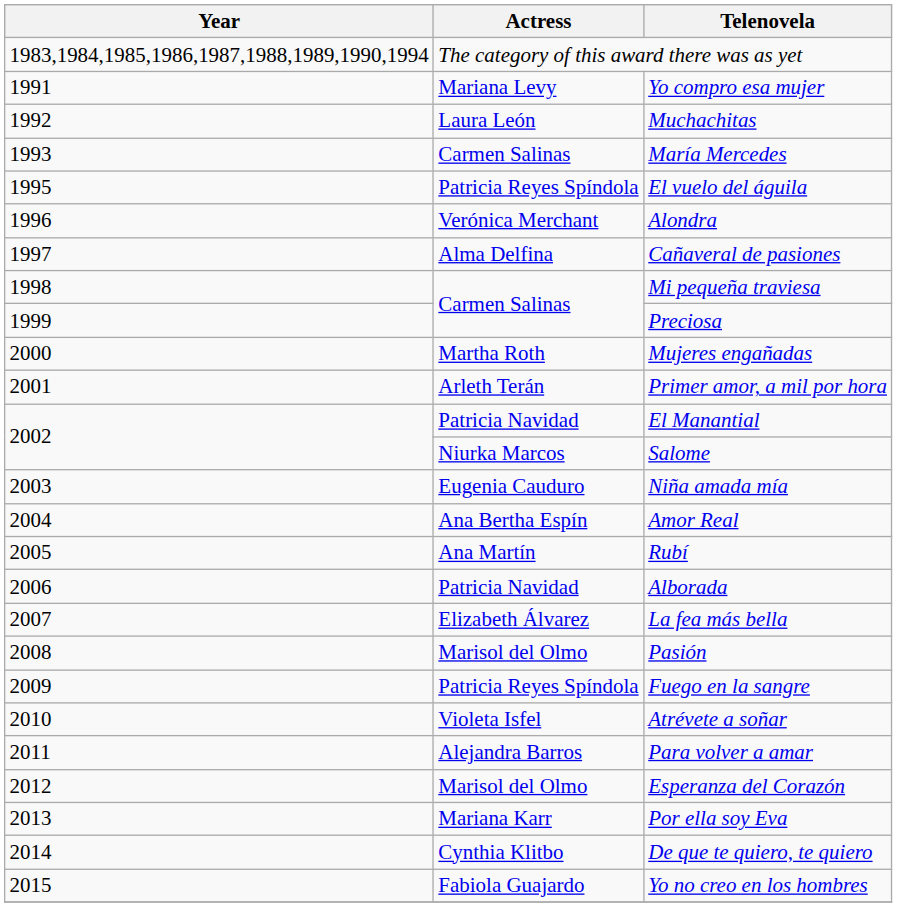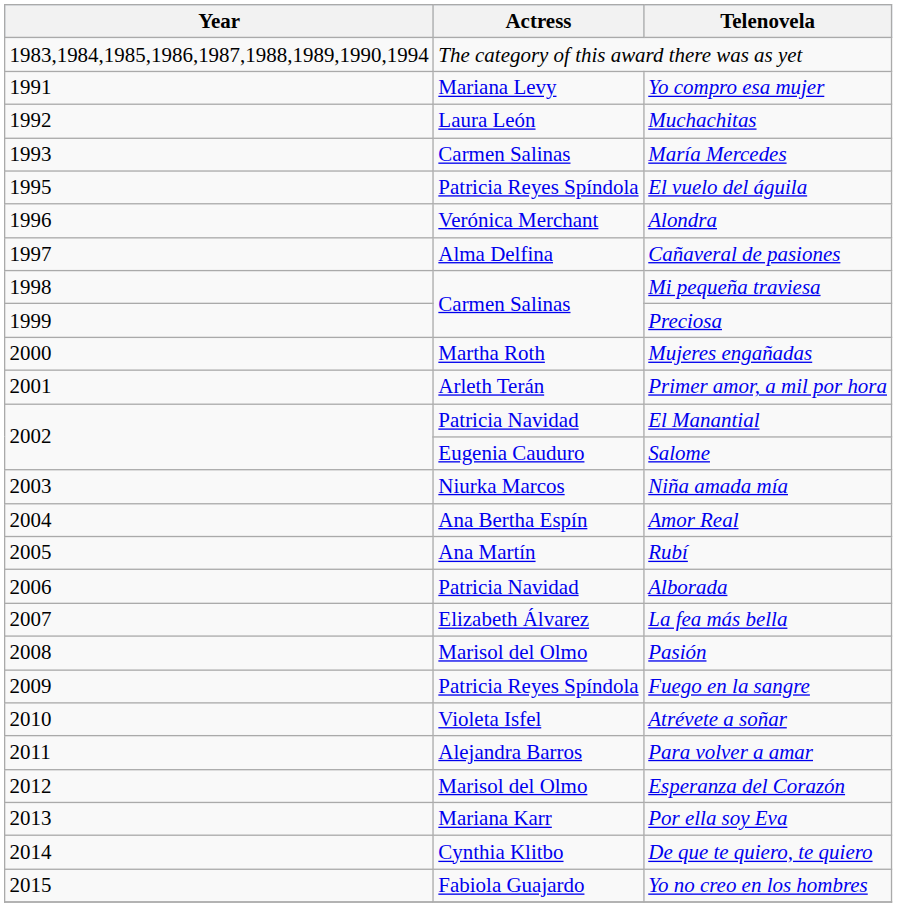(502, 453) Niurka Marcos -> (511, 453) Eugenia Cauduro
(511, 486) Eugenia Cauduro -> (502, 486) Niurka Marcos
